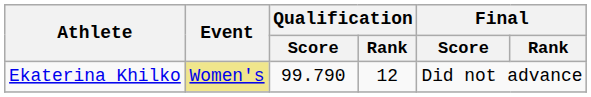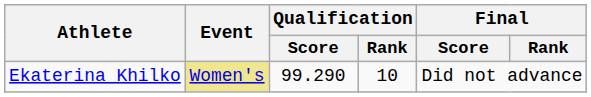(313, 76) 99.790 -> (313, 76) 99.290
(387, 76) 12 -> (387, 76) 10
